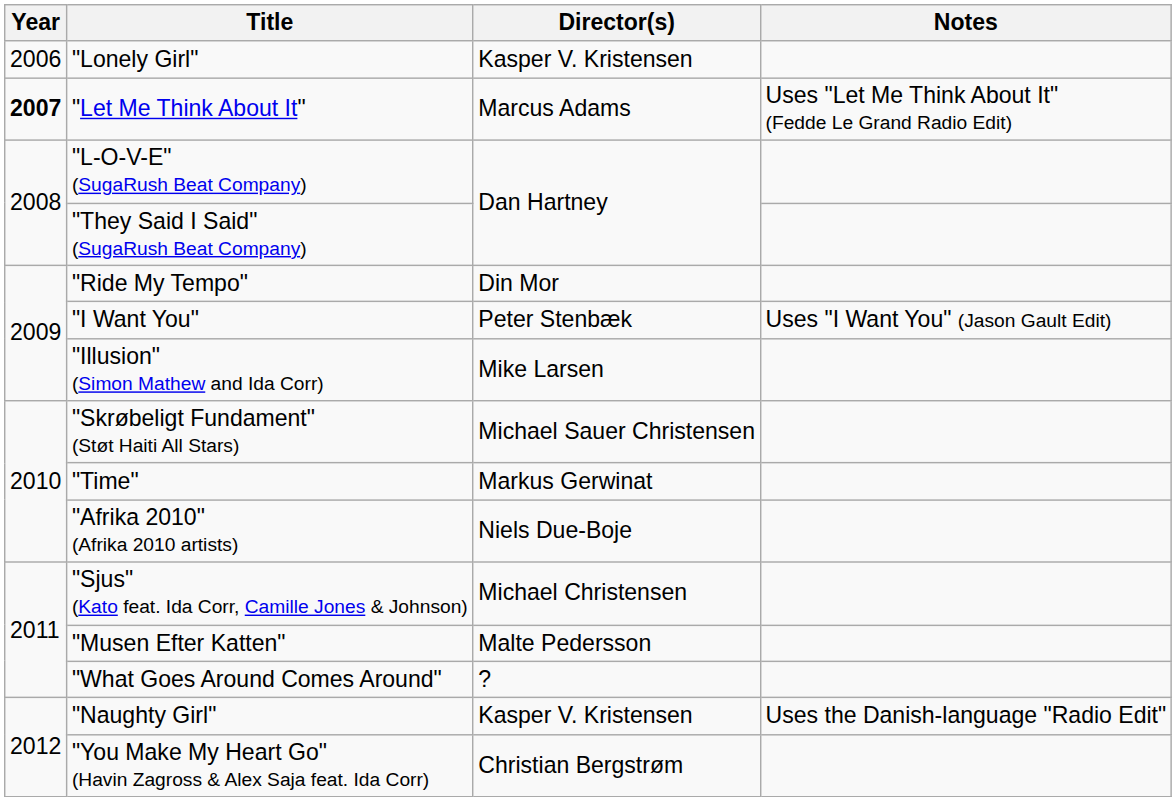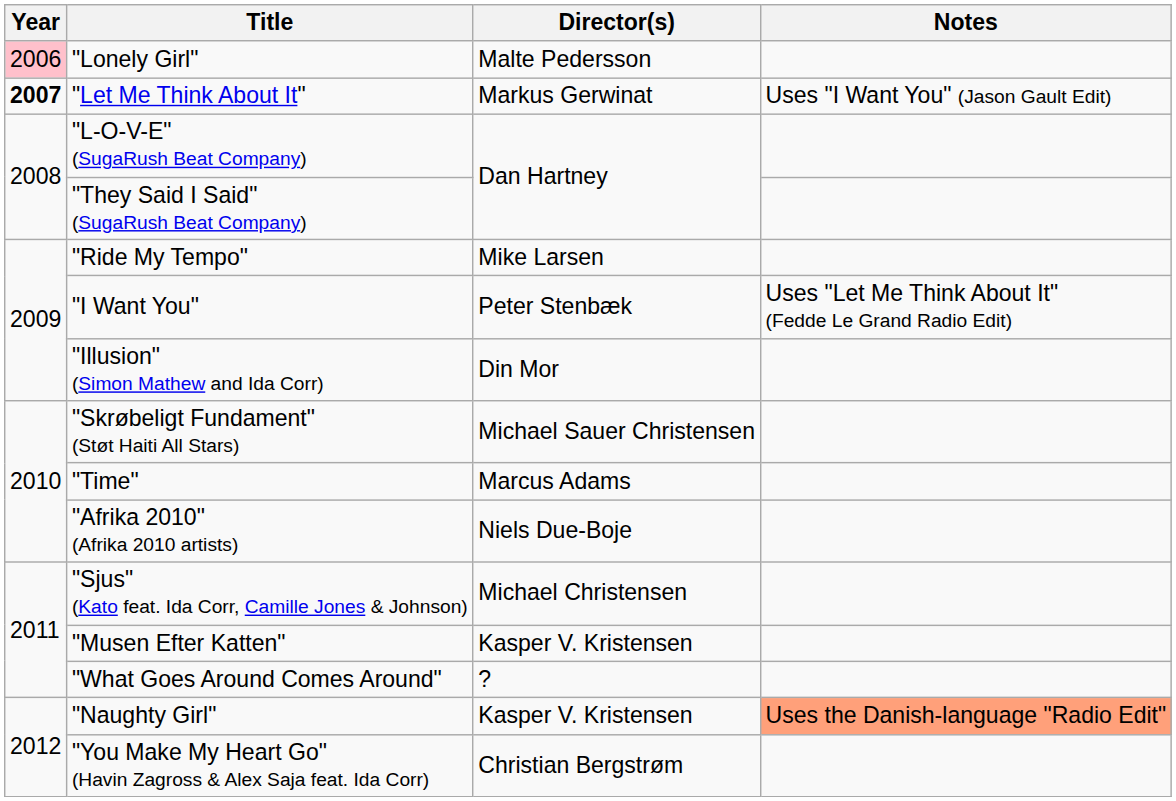(36, 59) no background -> (36, 59) pink background
(586, 59) Kasper V. Kristensen -> (565, 59) Malte Pedersson
(555, 108) Marcus Adams -> (565, 95) Markus Gerwinat
(912, 108) Uses "Let Me Think About It" (Fedde Le Grand Radio Edit) -> (939, 95) Uses "I Want You" (Jason Gault Edit)
(519, 283) Din Mor -> (541, 257) Mike Larsen
(939, 319) Uses "I Want You" (Jason Gault Edit) -> (912, 306) Uses "Let Me Think About It" (Fedde Le Grand Radio Edit)
(541, 369) Mike Larsen -> (519, 369) Din Mor
(565, 481) Markus Gerwinat -> (555, 481) Marcus Adams
(565, 642) Malte Pedersson -> (586, 642) Kasper V. Kristensen
(966, 715) no background -> (966, 715) lightsalmon background
